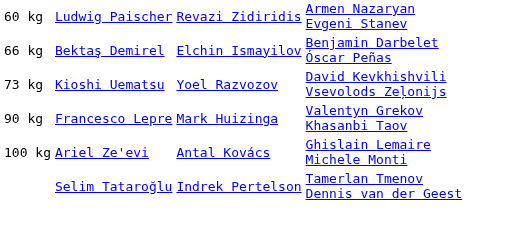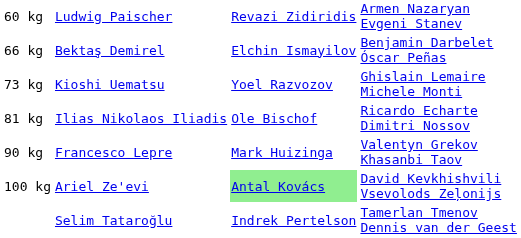(376, 84) David Kevkhishvili Vsevolods Zeļonijs -> (423, 84) Ghislain Lemaire Michele Monti
+ row: (24, 118)
(223, 152) no background -> (278, 186) lightgreen background
(368, 152) Ghislain Lemaire Michele Monti -> (431, 186) David Kevkhishvili Vsevolods Zeļonijs
